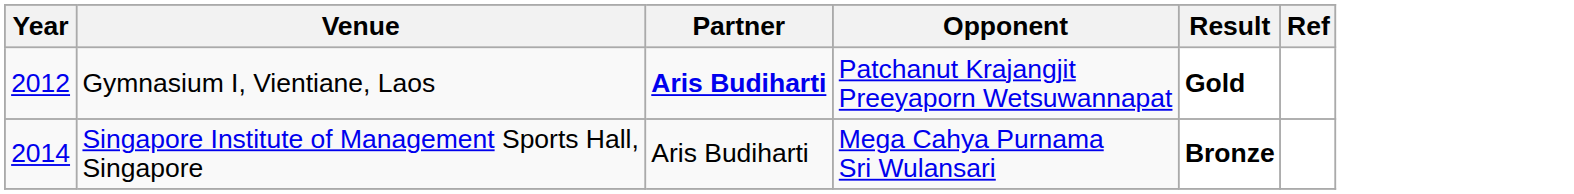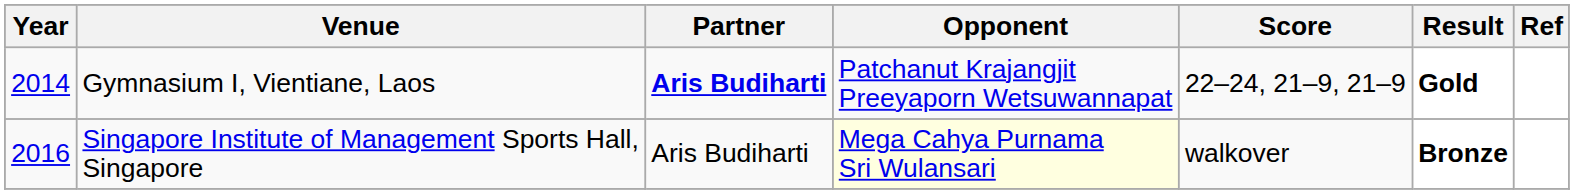+ column: (1295, 26)
(41, 83) 2012 -> (41, 83) 2014
(41, 154) 2014 -> (41, 154) 2016
(971, 154) no background -> (971, 154) lightyellow background
